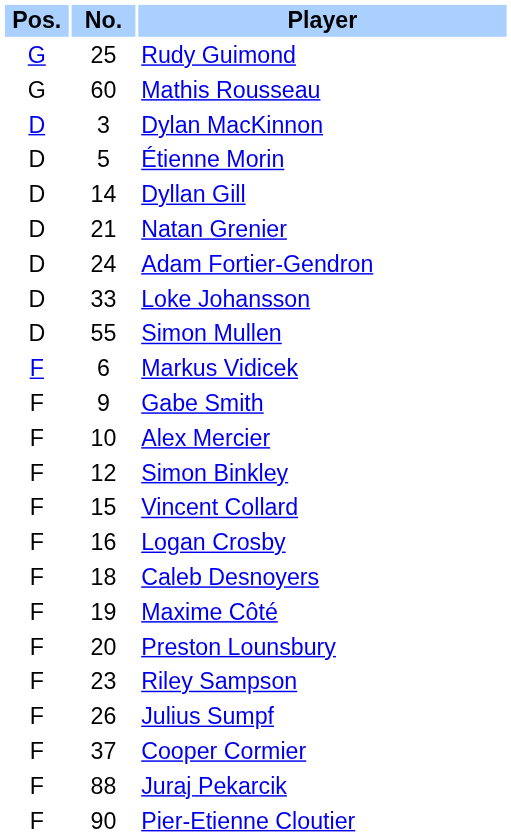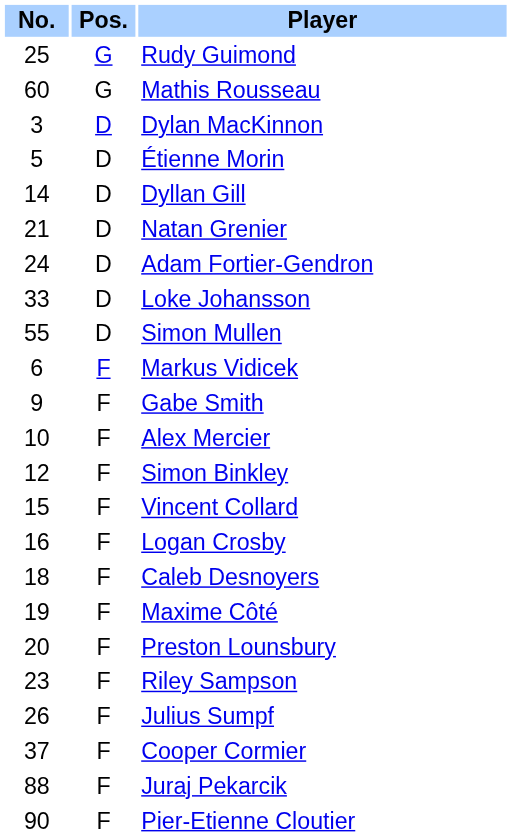columns swapped: (37, 20) <-> (104, 20)
